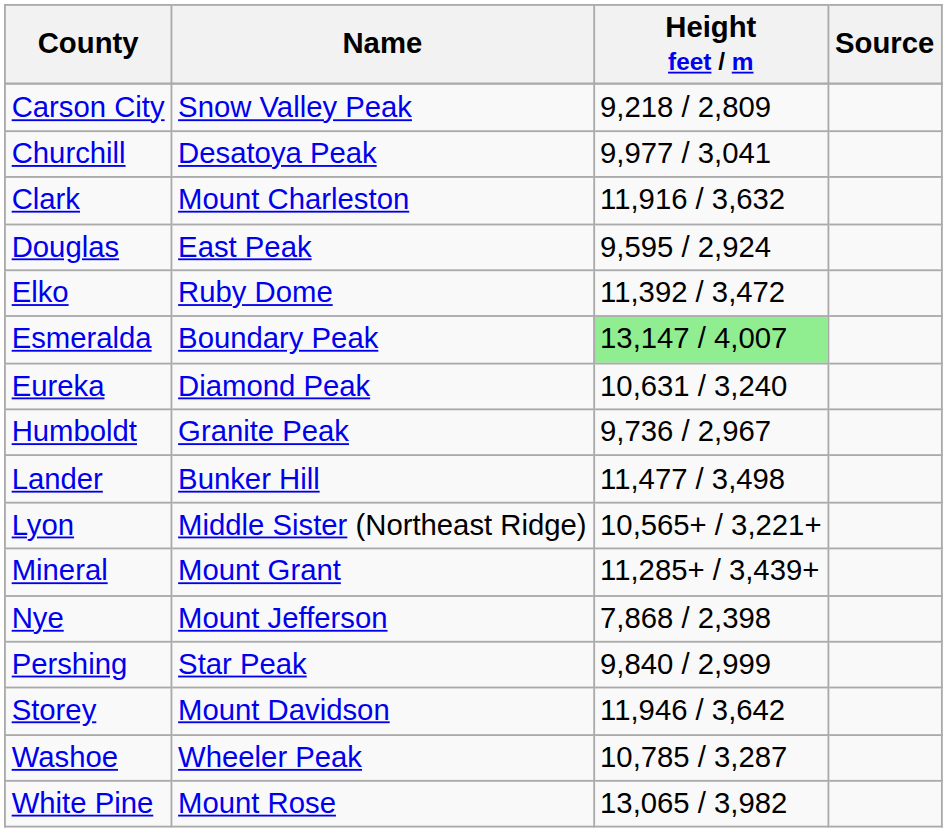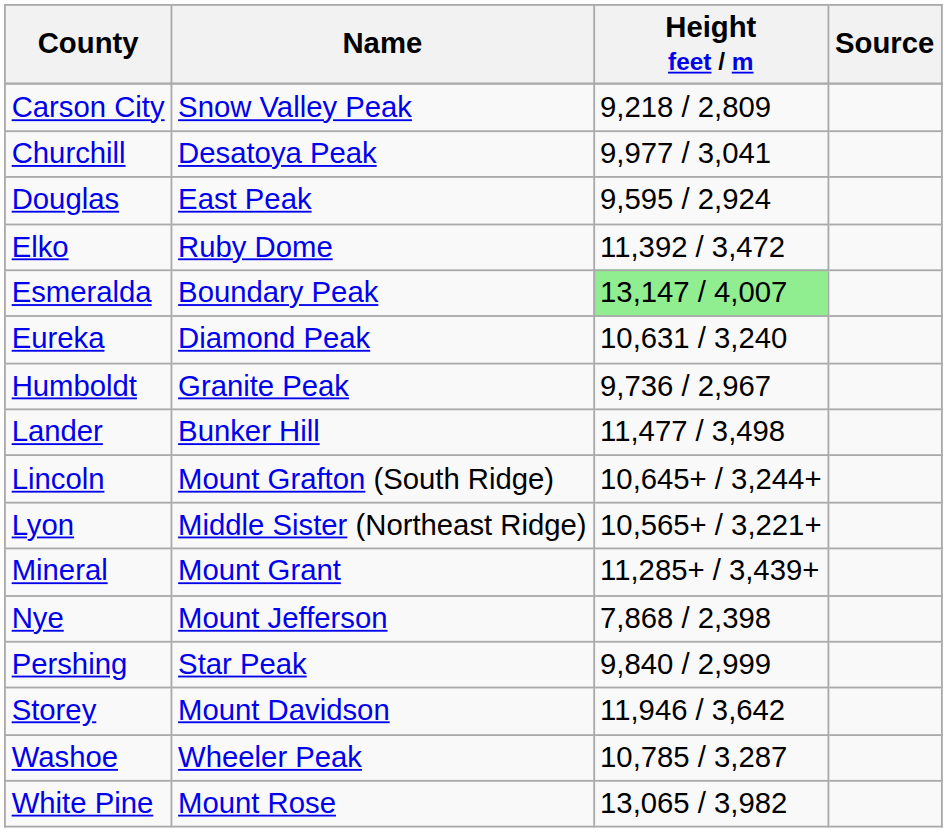- row: (46, 199)
+ row: (58, 478)
